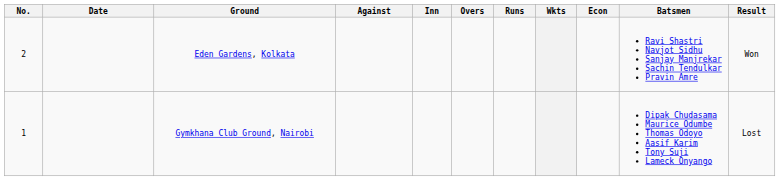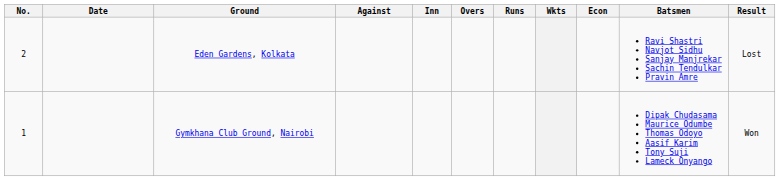(752, 54) Won -> (752, 54) Lost
(752, 134) Lost -> (752, 134) Won
